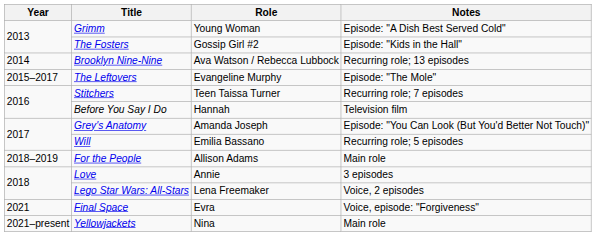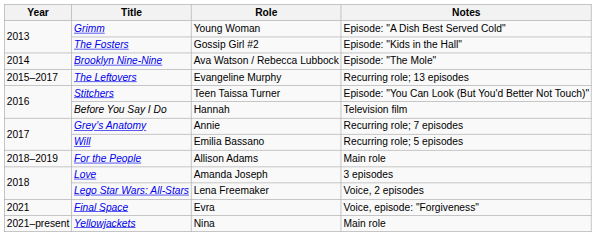(406, 61) Recurring role; 13 episodes -> (390, 61) Episode: "The Mole"
(390, 77) Episode: "The Mole" -> (406, 77) Recurring role; 13 episodes
(403, 93) Recurring role; 7 episodes -> (466, 93) Episode: "You Can Look (But You'd Better Not Touch)"
(231, 126) Amanda Joseph -> (207, 126) Annie
(466, 126) Episode: "You Can Look (But You'd Better Not Touch)" -> (403, 126) Recurring role; 7 episodes
(207, 175) Annie -> (231, 175) Amanda Joseph
